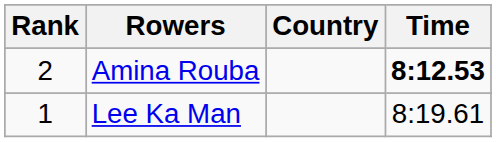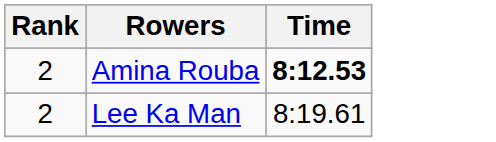- column: (325, 26)
(45, 114) 1 -> (45, 114) 2
